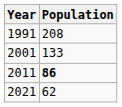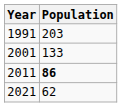(53, 34) 208 -> (53, 34) 203
